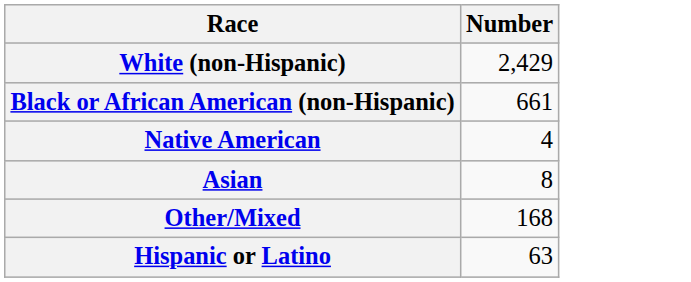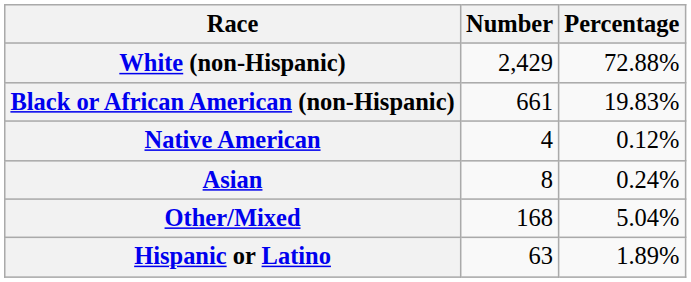+ column: (622, 23)
